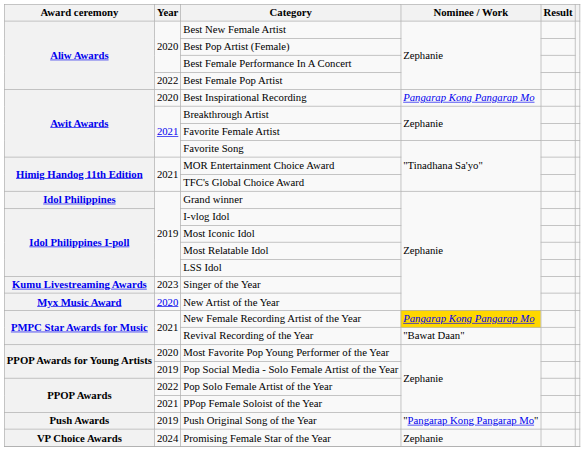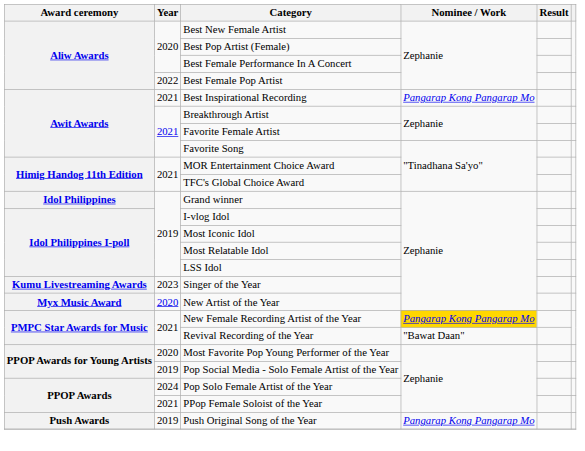(168, 98) 2020 -> (168, 98) 2021
(168, 387) 2022 -> (168, 387) 2024
(471, 421) "Pangarap Kong Pangarap Mo" -> (469, 421) Pangarap Kong Pangarap Mo
- row: (257, 438)
